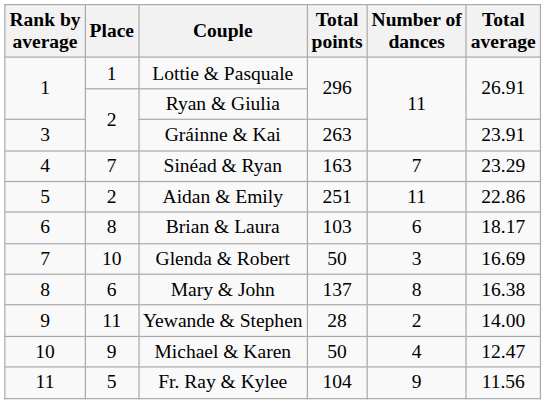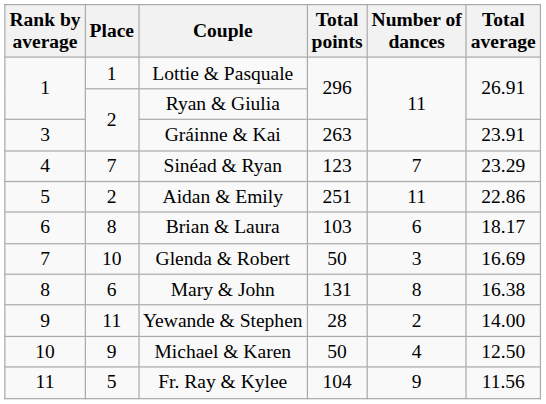(337, 165) 163 -> (337, 165) 123
(337, 289) 137 -> (337, 289) 131
(503, 351) 12.47 -> (503, 351) 12.50
